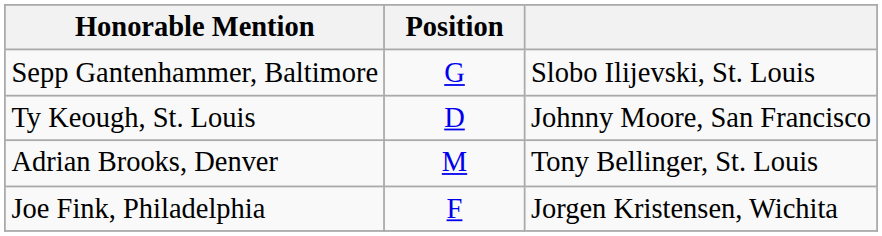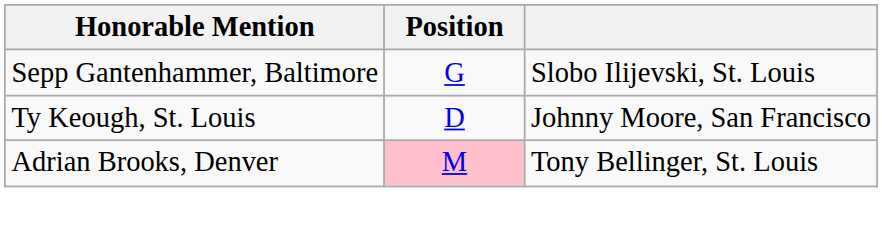(454, 162) no background -> (454, 162) pink background
- row: (138, 207)
